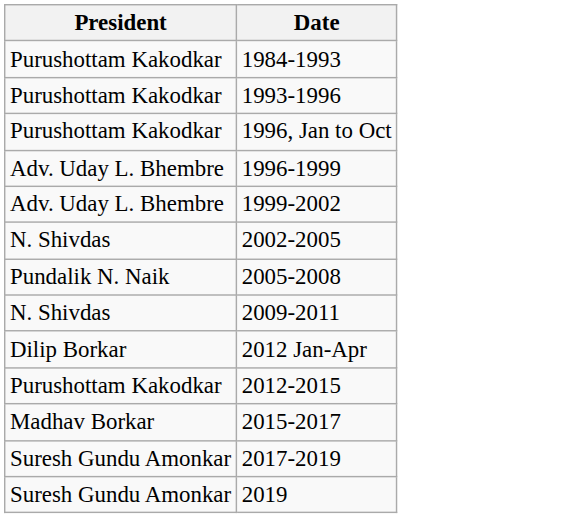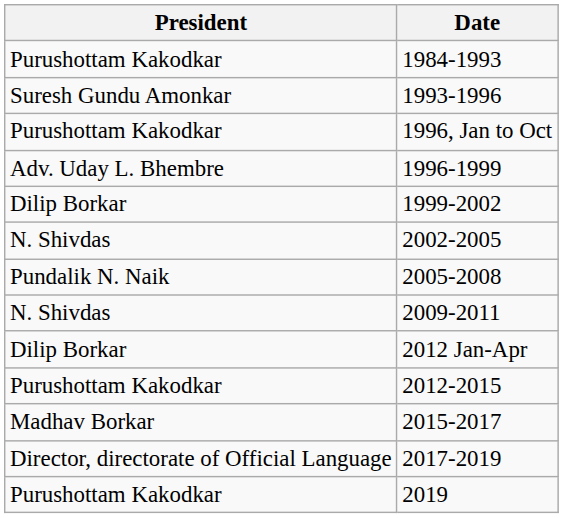(116, 95) Purushottam Kakodkar -> (121, 95) Suresh Gundu Amonkar
(117, 204) Adv. Uday L. Bhembre -> (68, 204) Dilip Borkar
(121, 458) Suresh Gundu Amonkar -> (201, 458) Director, directorate of Official Language
(121, 494) Suresh Gundu Amonkar -> (116, 494) Purushottam Kakodkar
